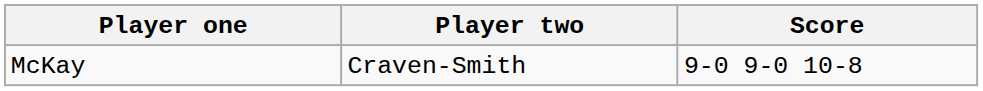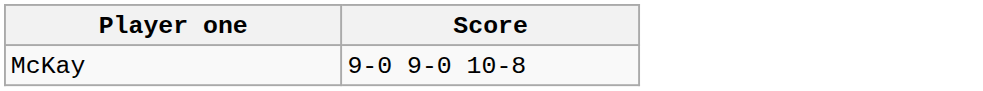- column: (510, 25)
